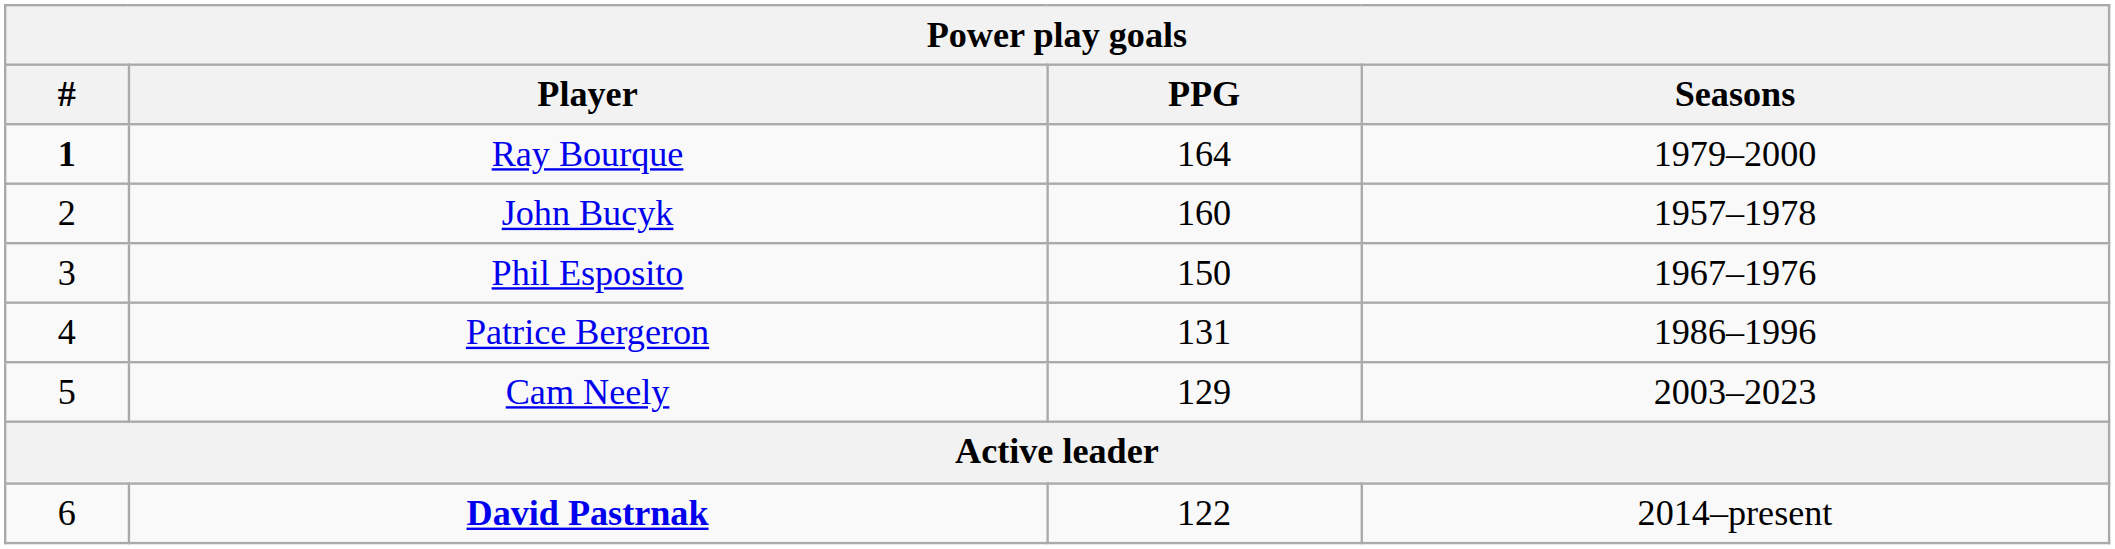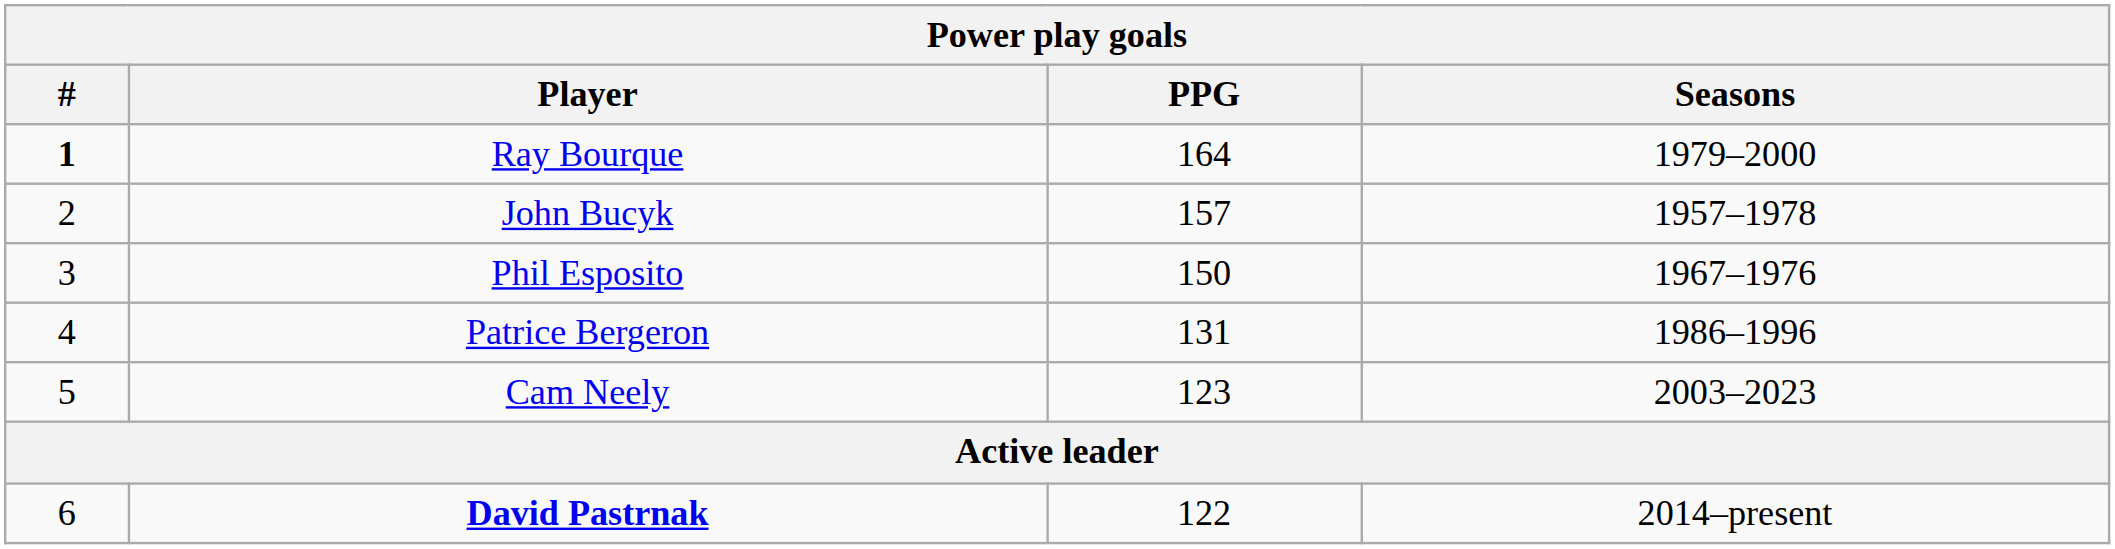(1204, 213) 160 -> (1204, 213) 157
(1204, 392) 129 -> (1204, 392) 123
